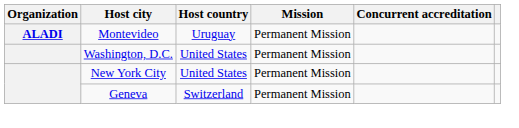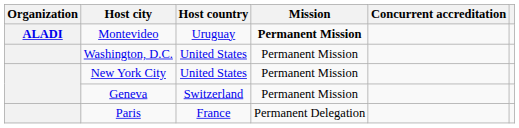(302, 34) normal -> (310, 34) bold
+ row: (128, 113)
